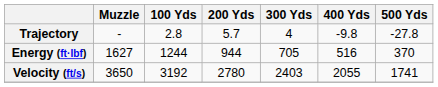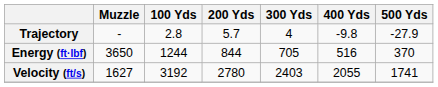(404, 34) -27.8 -> (404, 34) -27.9
(119, 53) 1627 -> (119, 53) 3650
(231, 53) 944 -> (231, 53) 844
(119, 73) 3650 -> (119, 73) 1627
